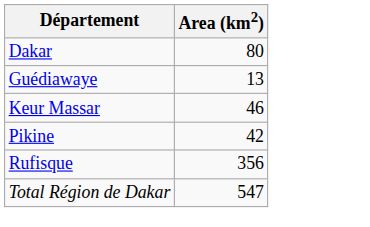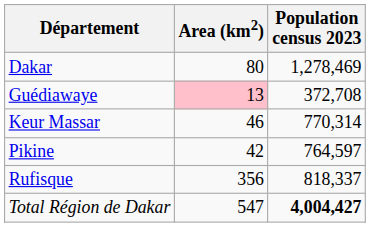+ column: (317, 28)
(255, 79) no background -> (255, 94) pink background
